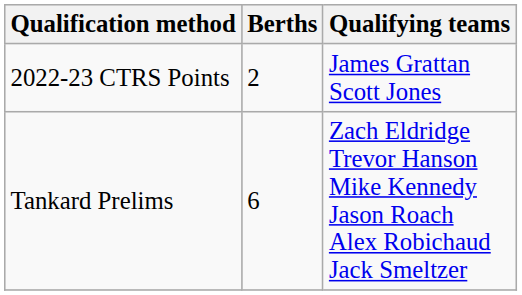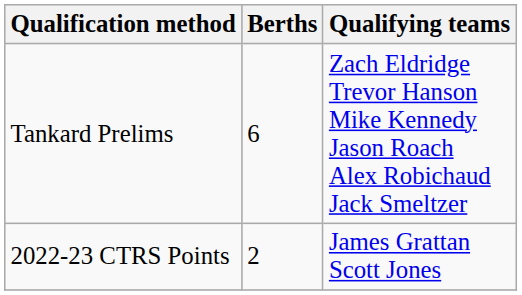rows swapped: (120, 77) <-> (92, 200)
